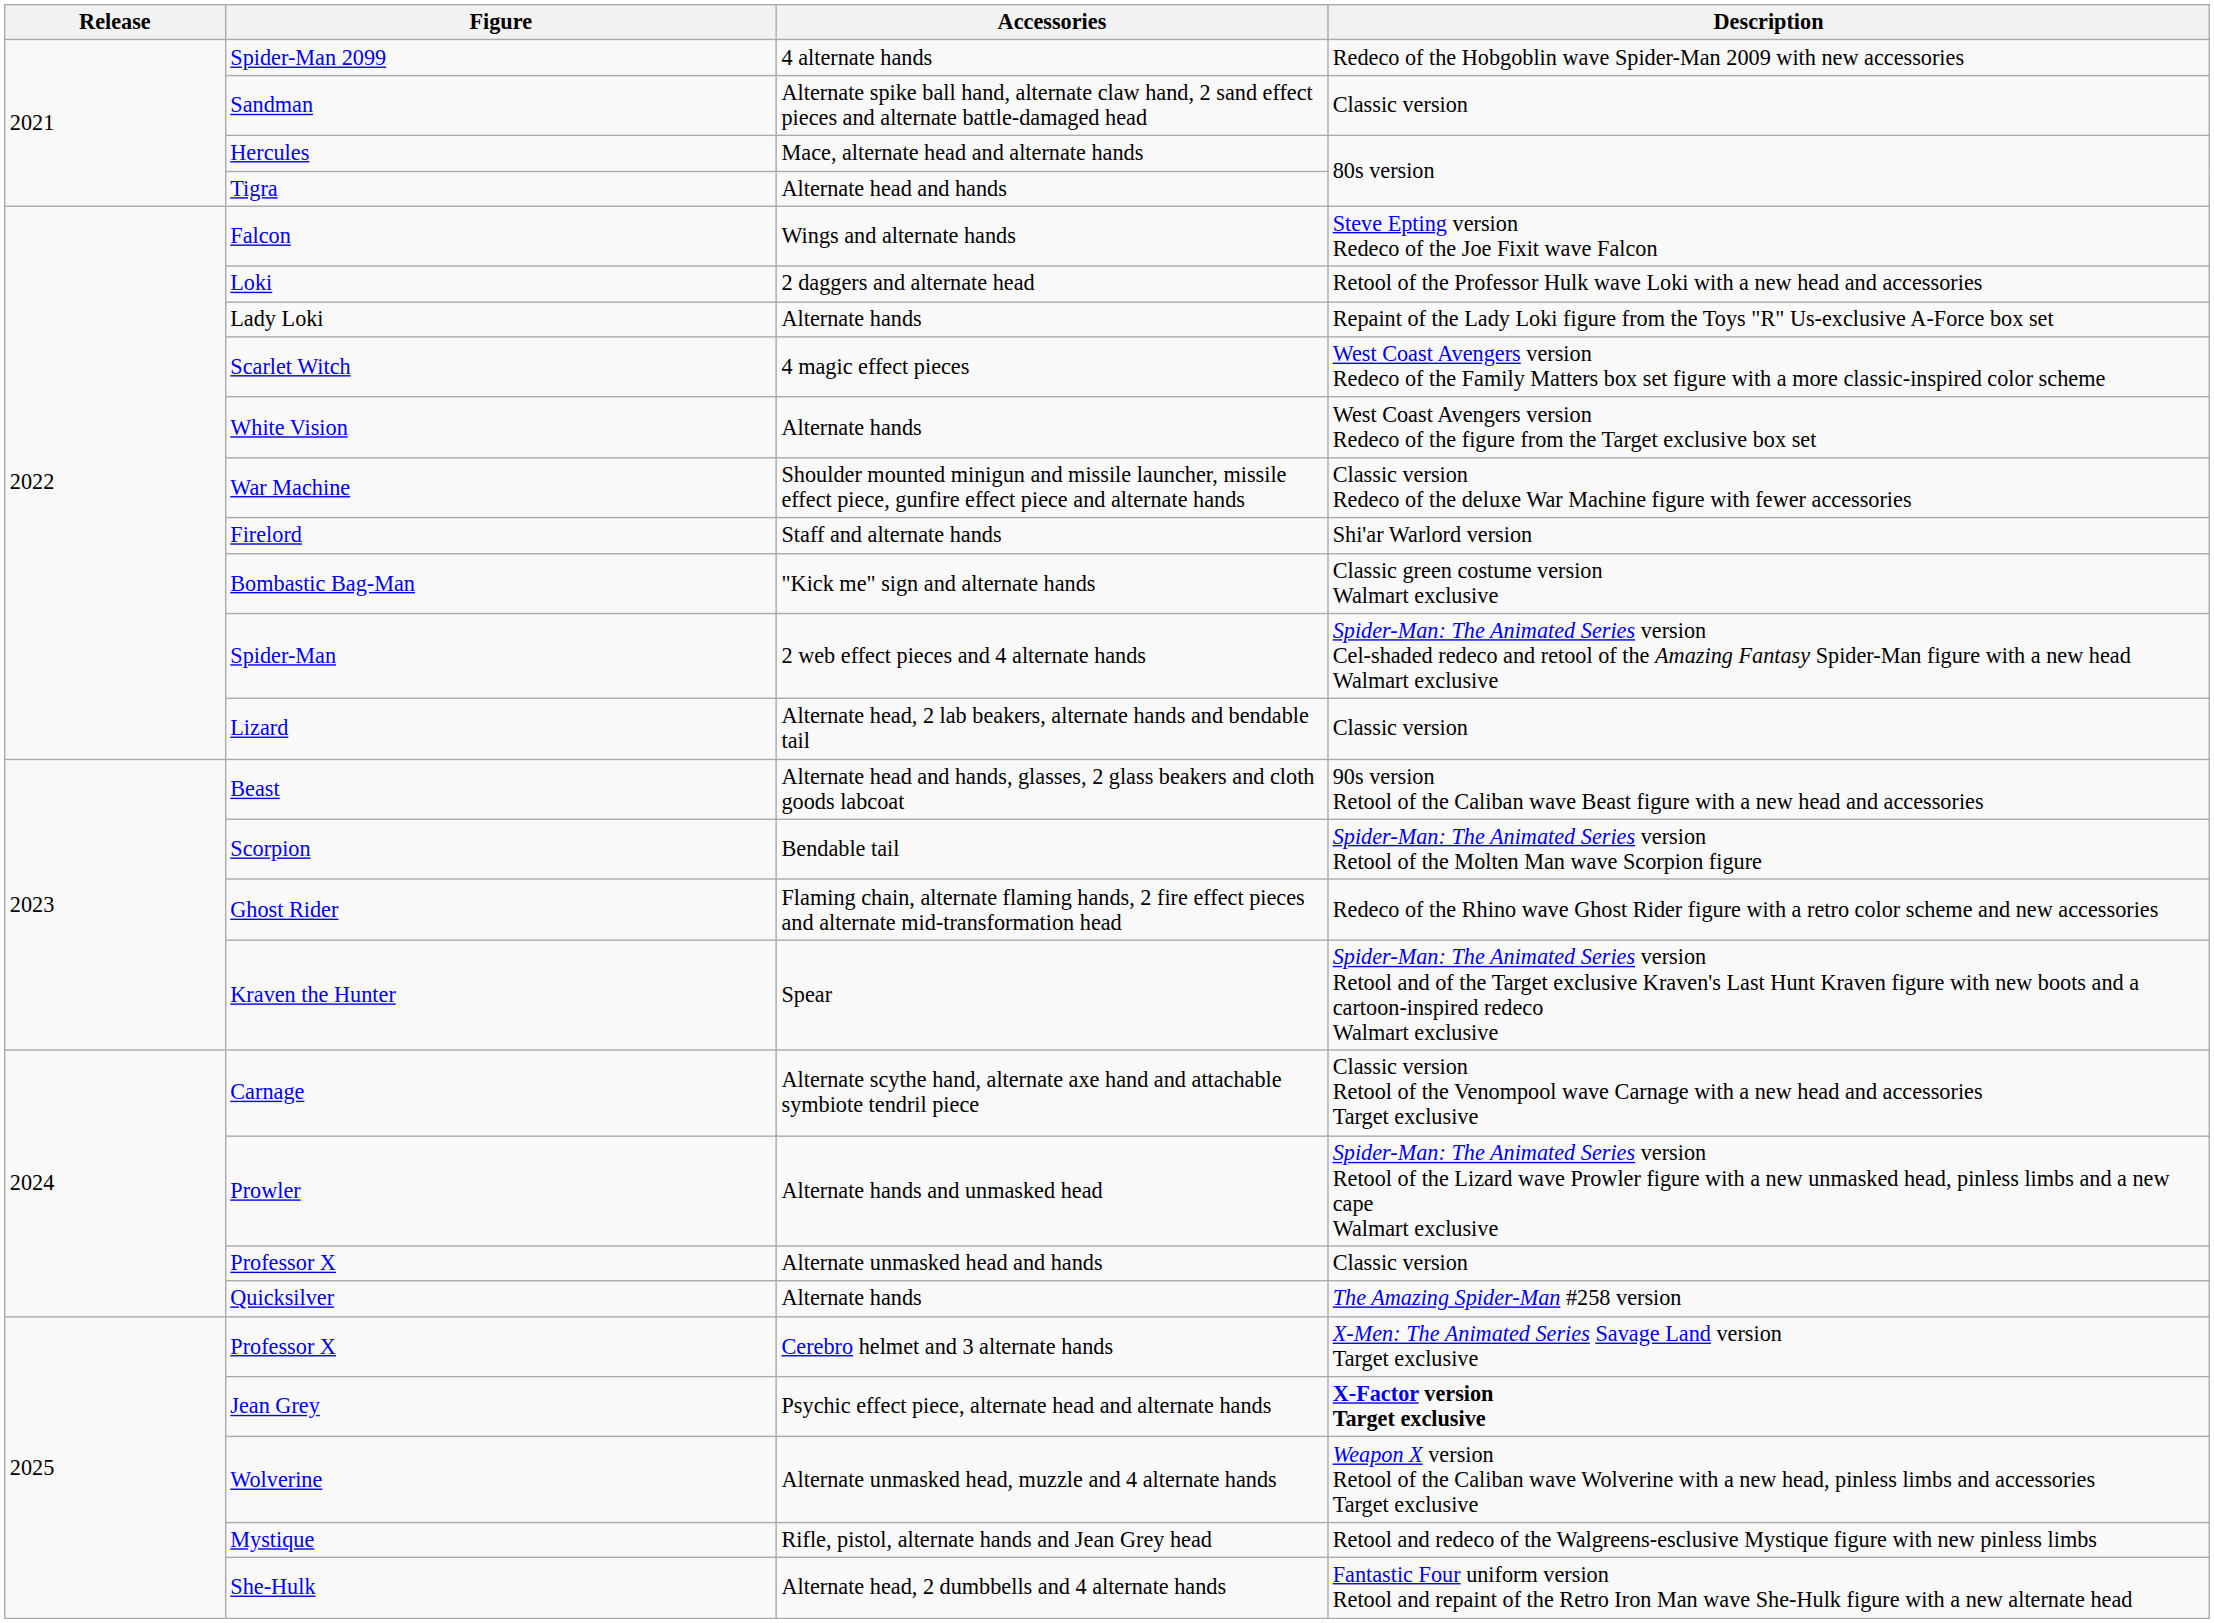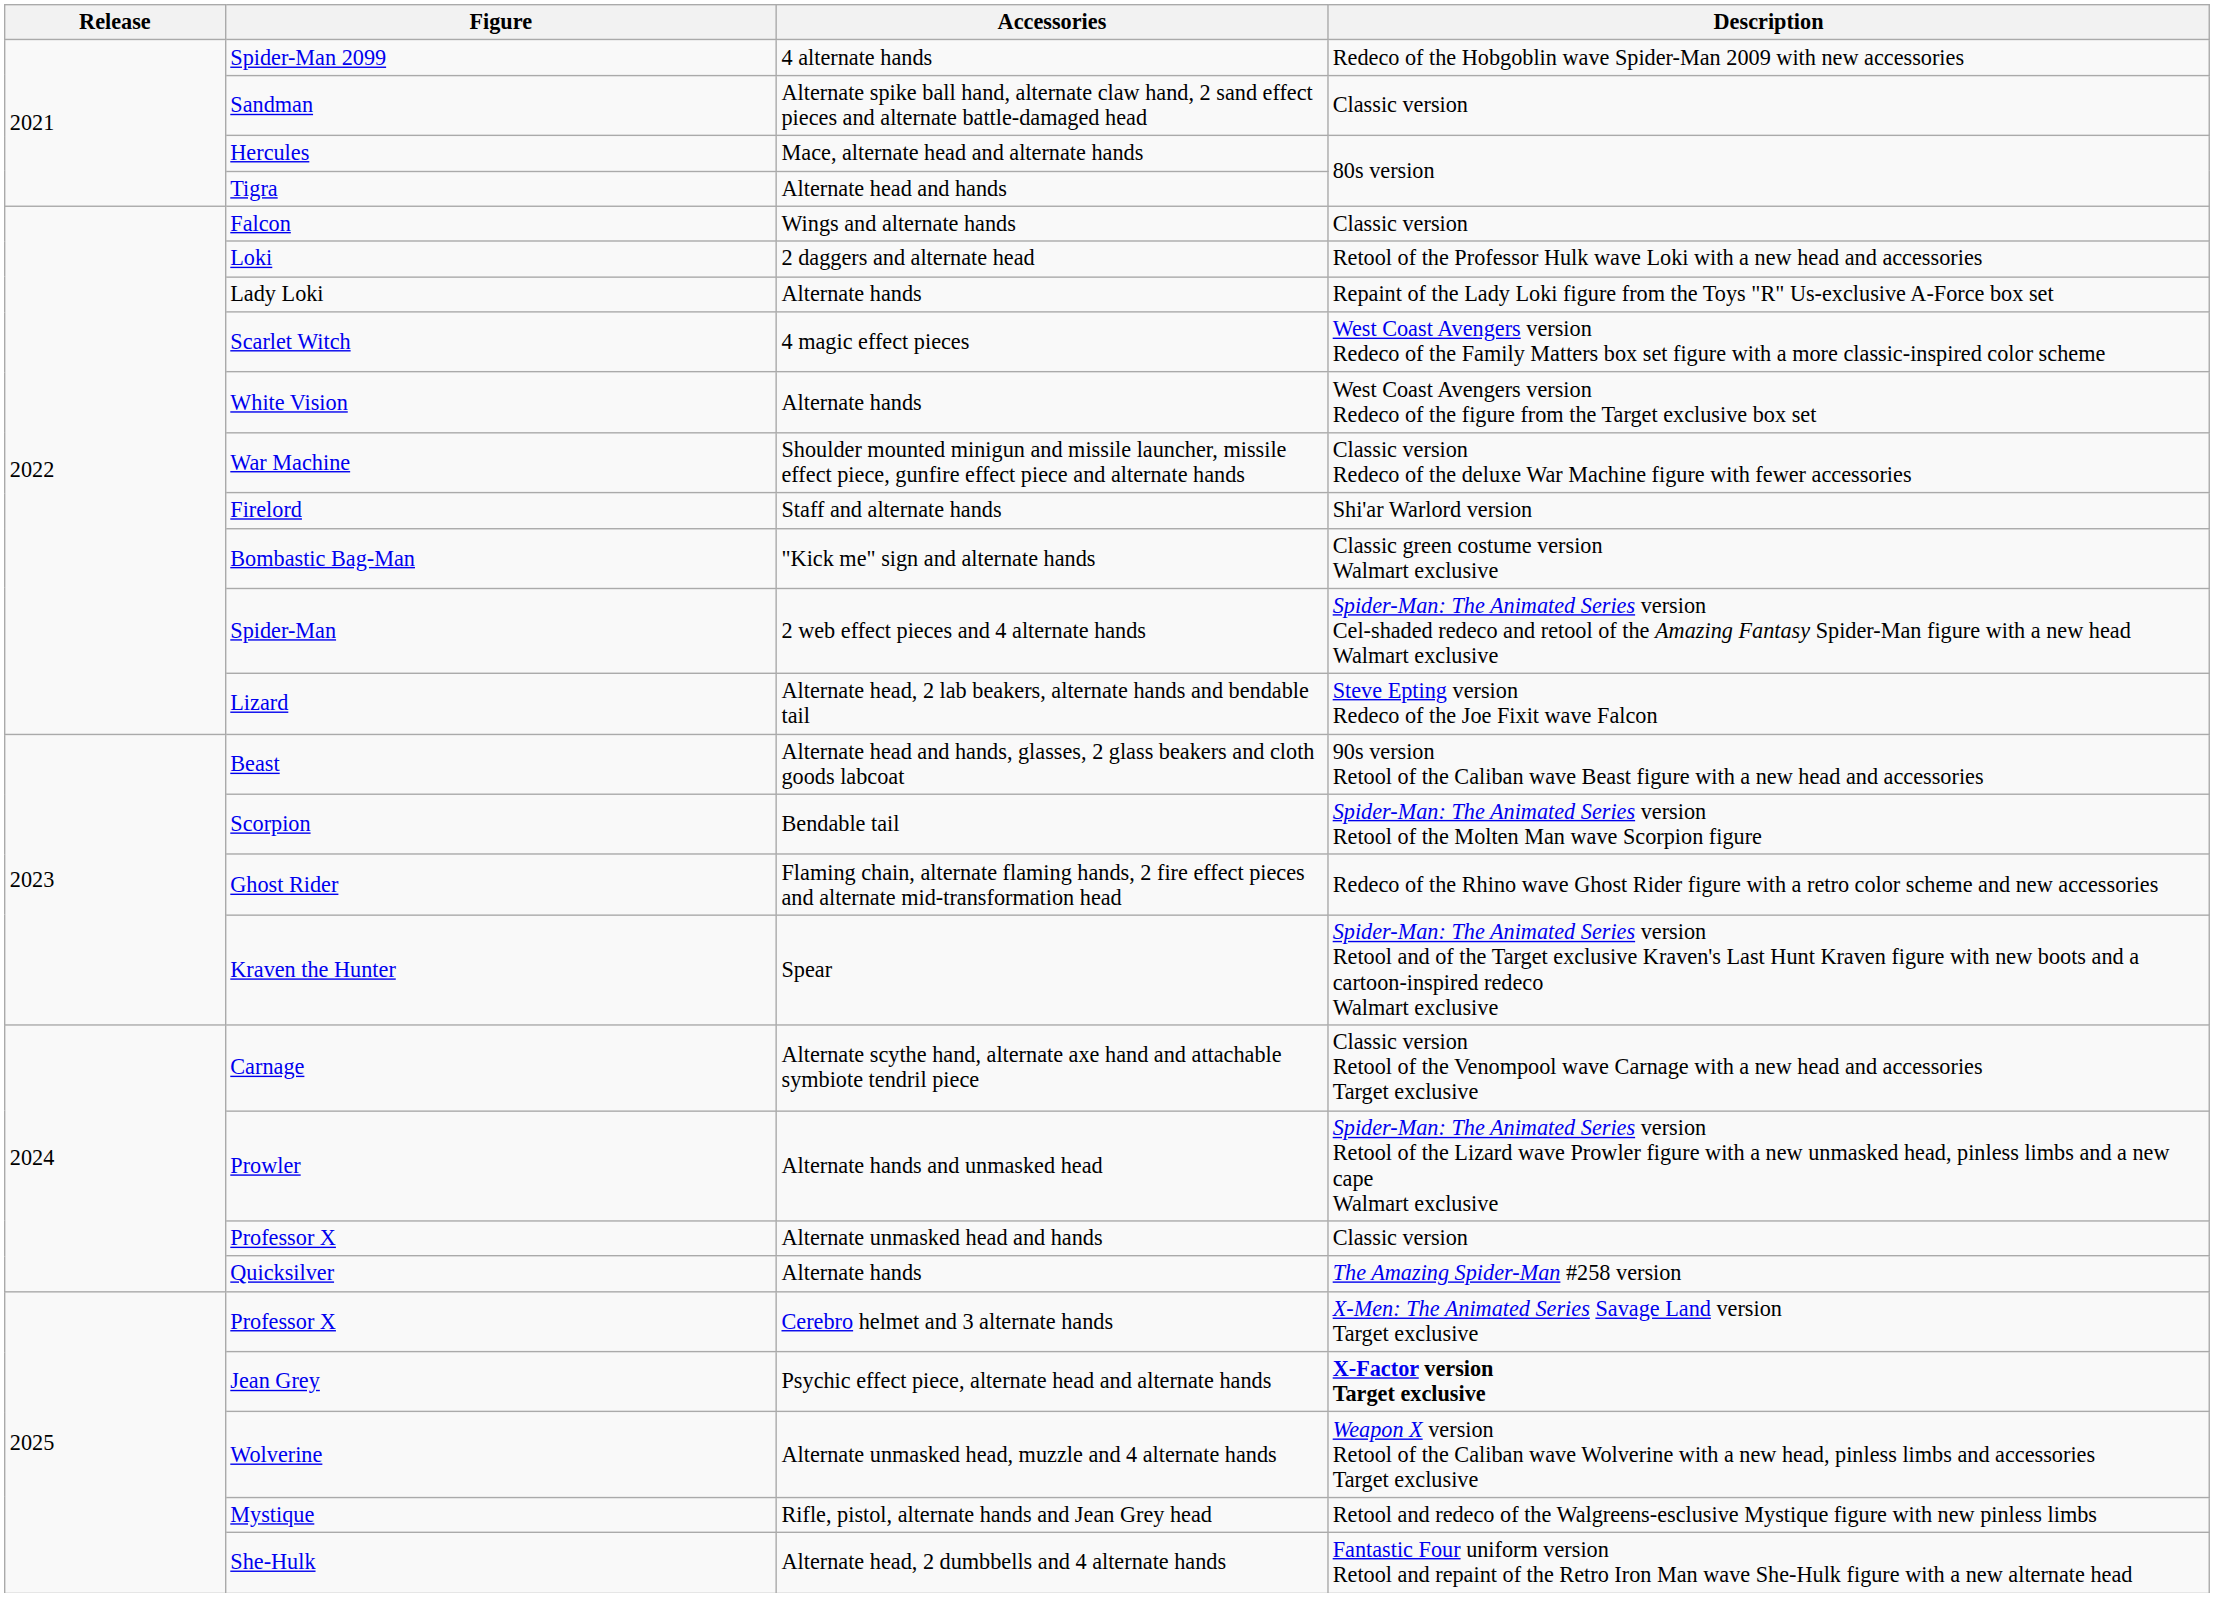(1495, 236) Steve Epting version Redeco of the Joe Fixit wave Falcon -> (1400, 223) Classic version
(1400, 728) Classic version -> (1495, 703) Steve Epting version Redeco of the Joe Fixit wave Falcon
